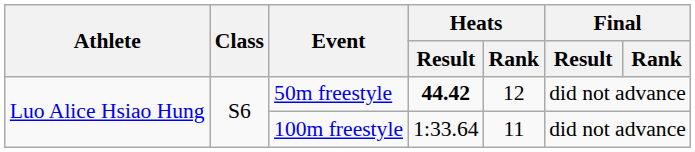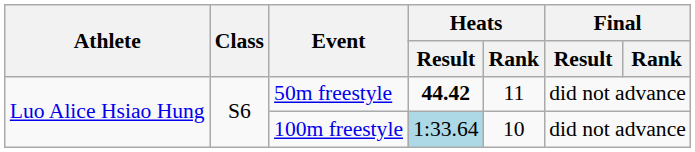(514, 93) 12 -> (514, 93) 11
(446, 129) no background -> (446, 129) lightblue background
(514, 129) 11 -> (514, 129) 10
